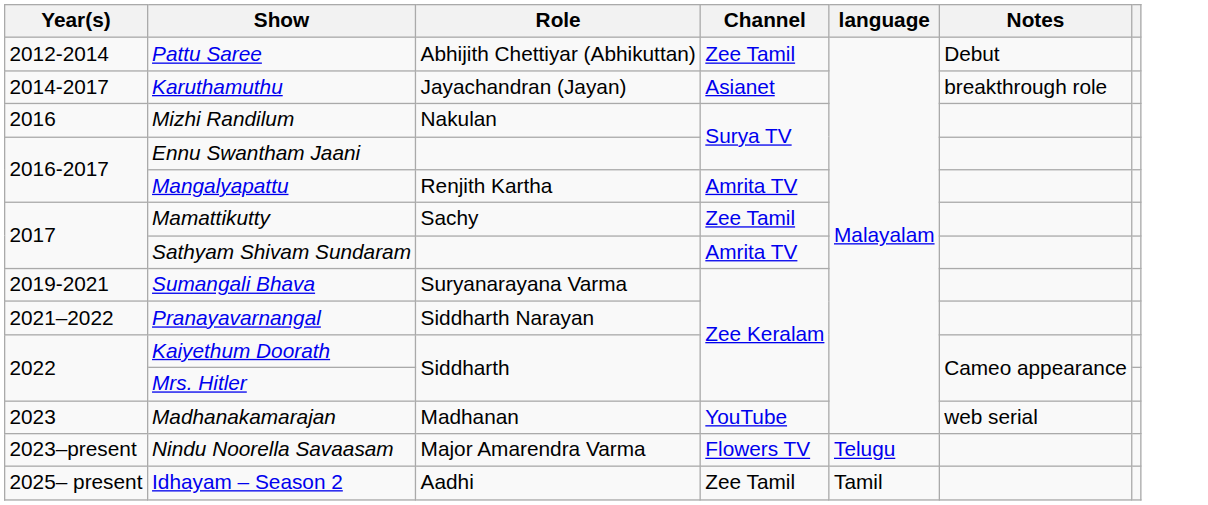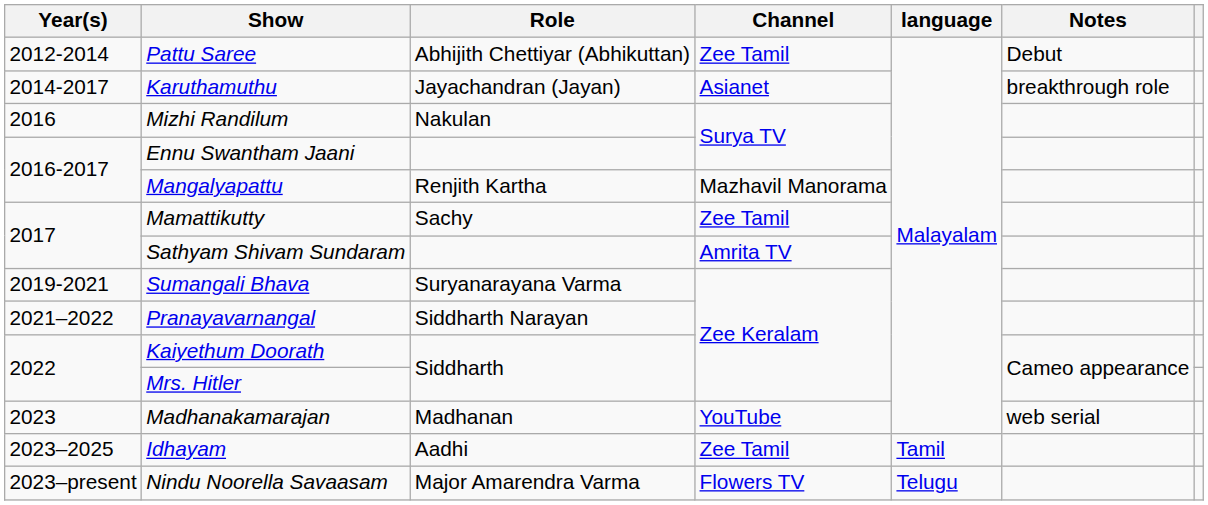(751, 185) Amrita TV -> (793, 185) Mazhavil Manorama
+ row: (186, 449)
- row: (247, 482)
